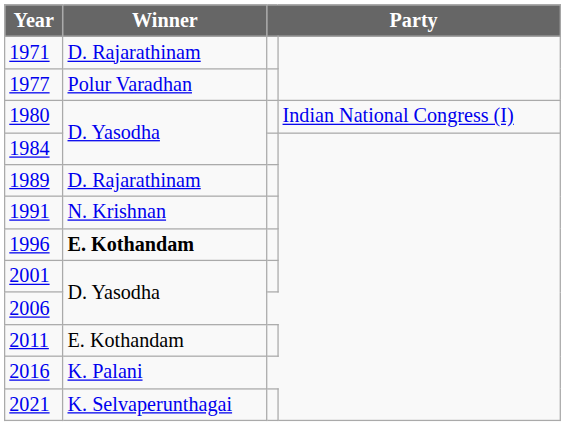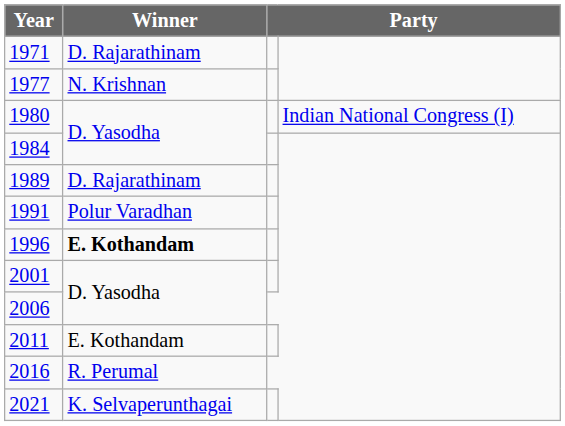(130, 84) Polur Varadhan -> (117, 84) N. Krishnan
(117, 212) N. Krishnan -> (130, 212) Polur Varadhan
(105, 372) K. Palani -> (113, 372) R. Perumal
